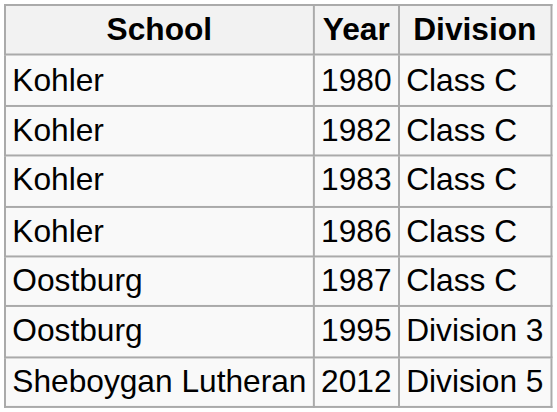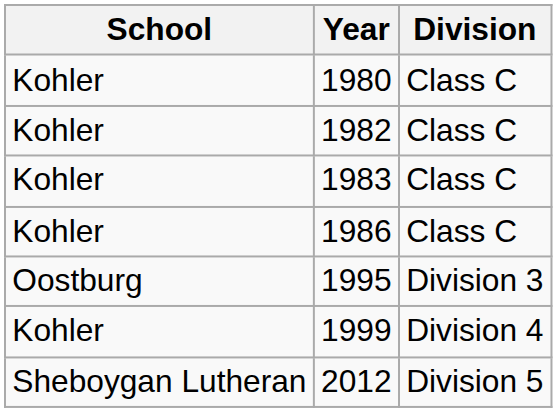- row: (356, 280)
+ row: (356, 331)
